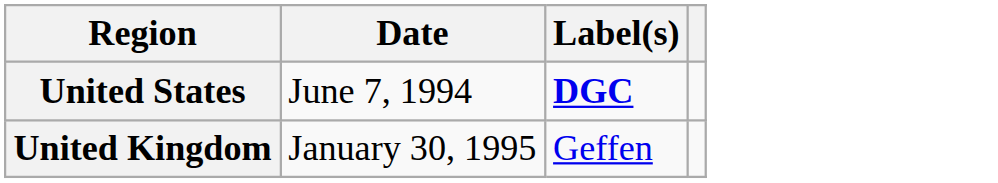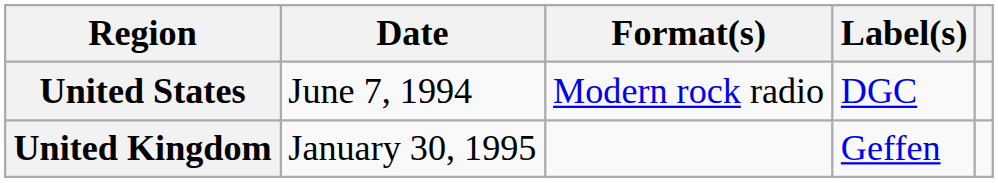+ column: (689, 33)
(593, 90) bold -> (879, 90) normal
